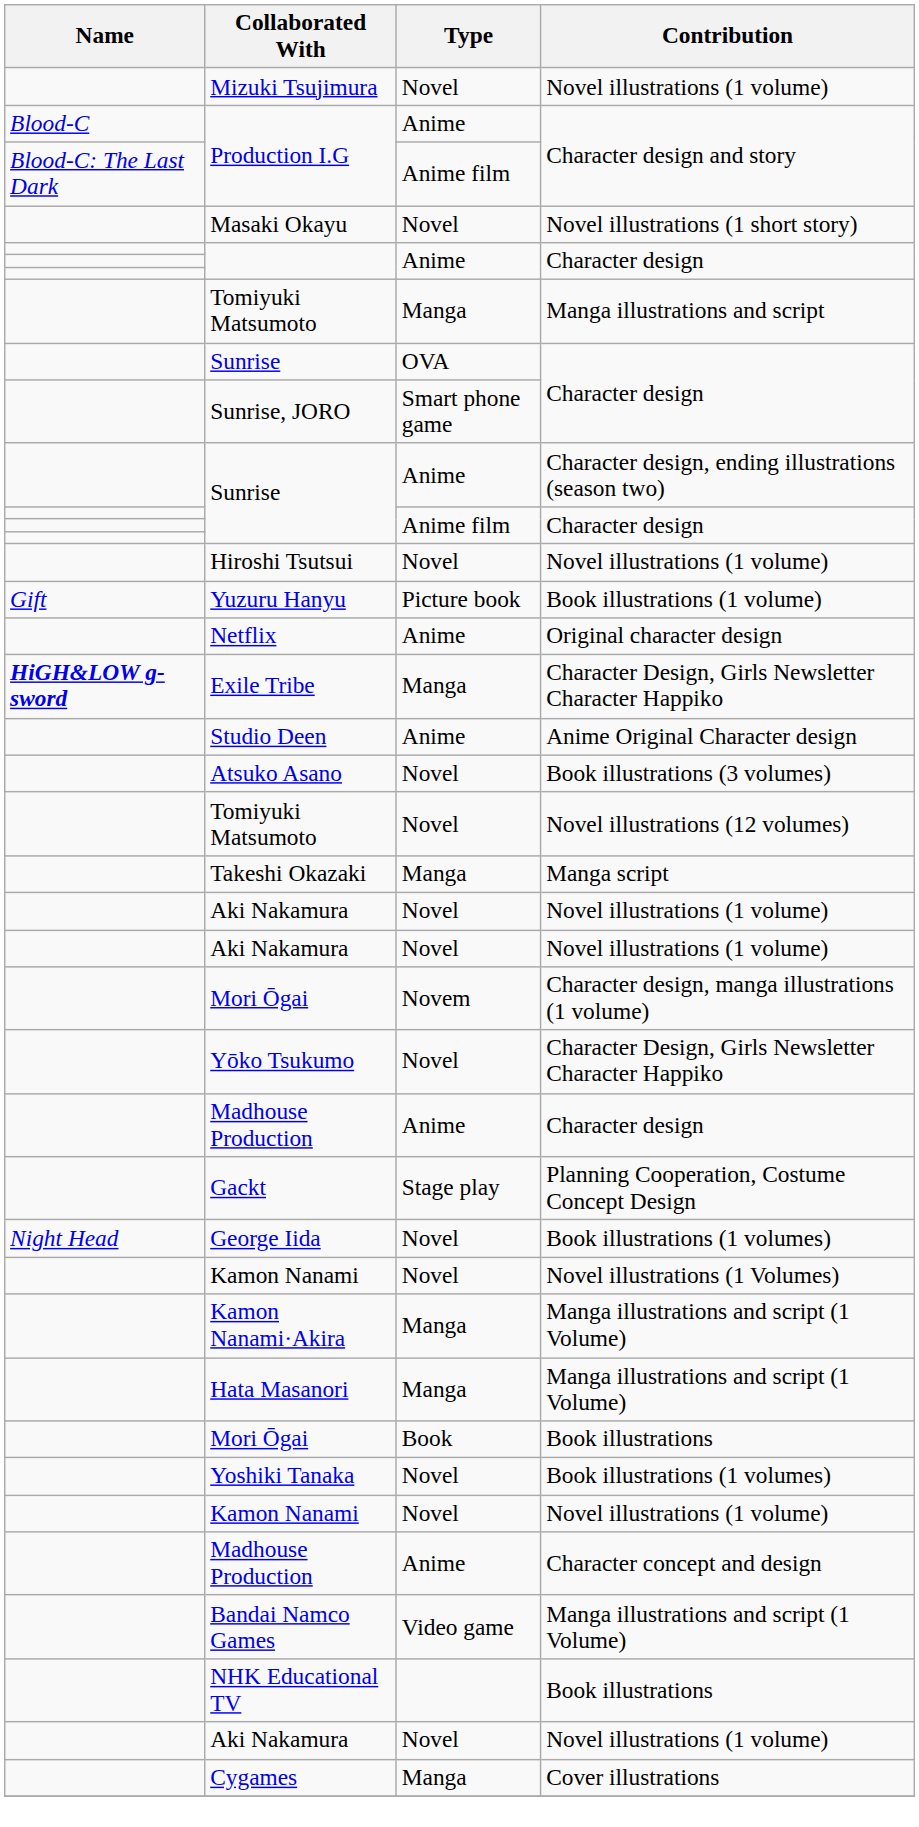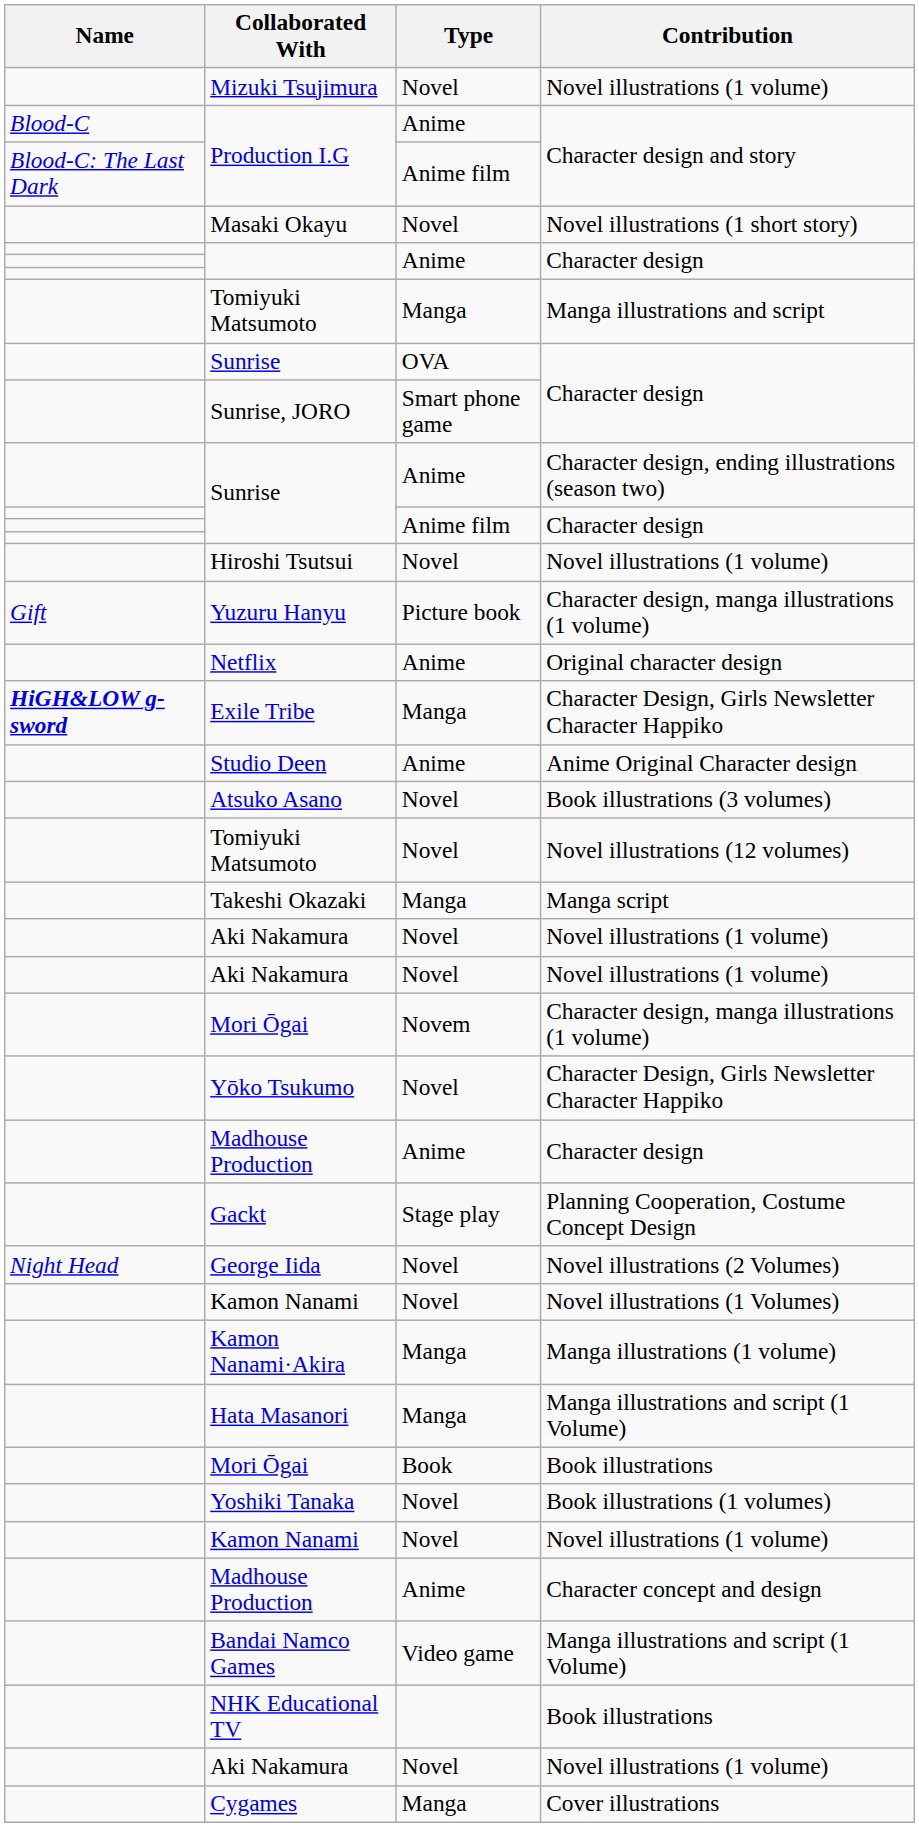(684, 598) Book illustrations (1 volume) -> (720, 612) Character design, manga illustrations (1 volume)
(689, 1238) Book illustrations (1 volumes) -> (693, 1264) Novel illustrations (2 Volumes)
(698, 1325) Manga illustrations and script (1 Volume) -> (691, 1351) Manga illustrations (1 volume)
